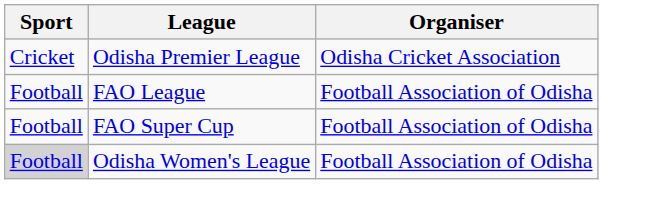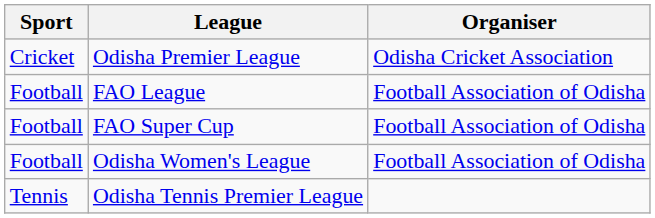(46, 160) lightgrey background -> (46, 160) no background
+ row: (228, 195)
